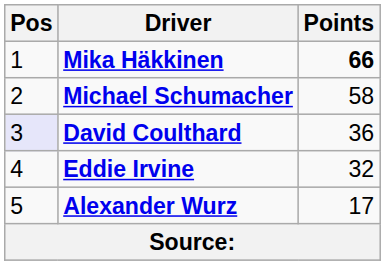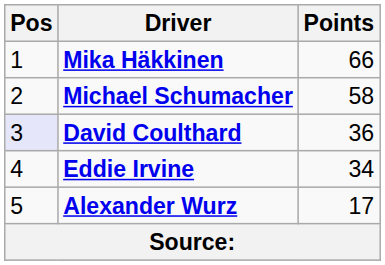(361, 60) bold -> (361, 60) normal
(361, 170) 32 -> (361, 170) 34
